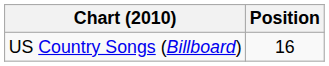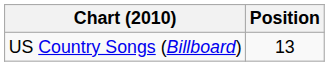(285, 46) 16 -> (285, 46) 13
